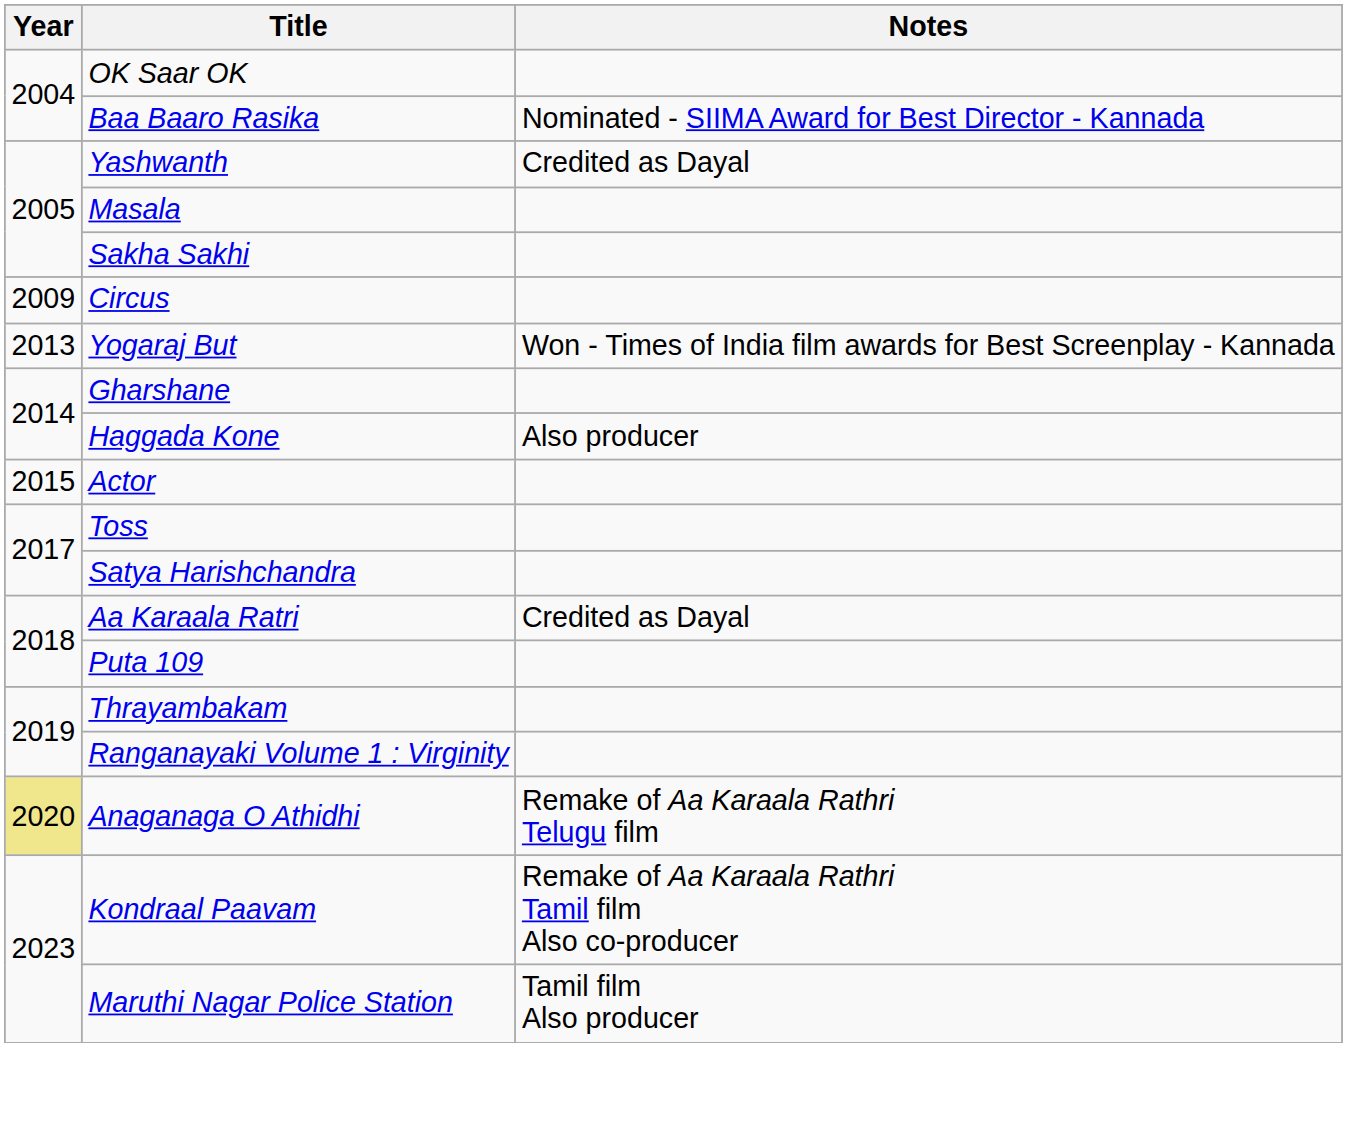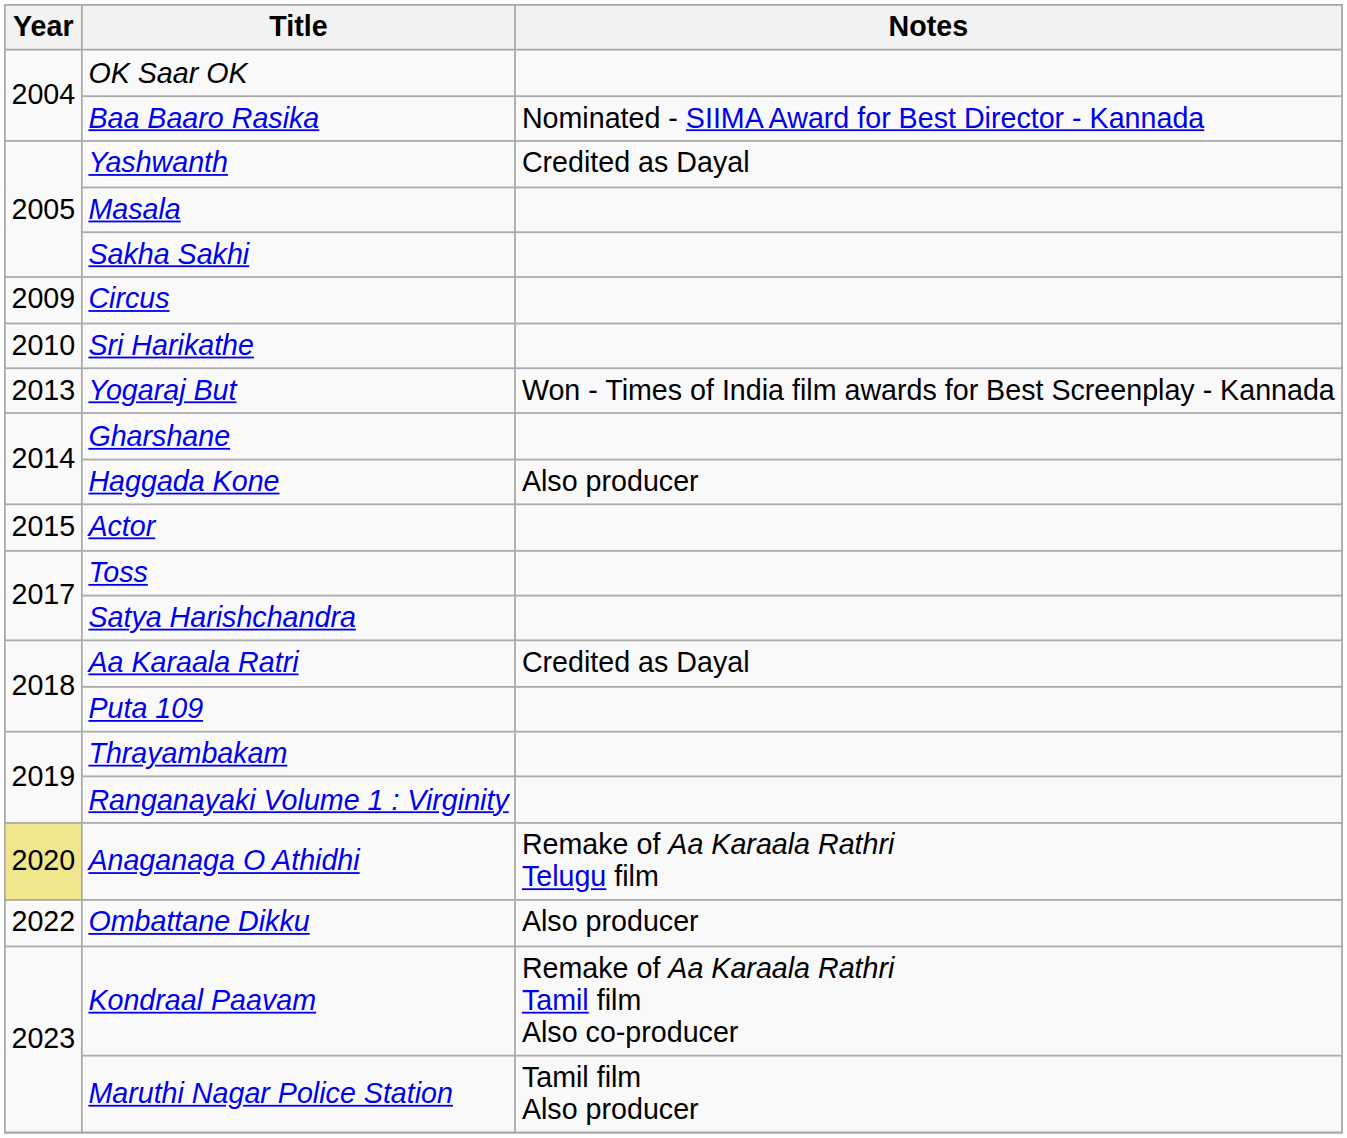+ row: (171, 345)
+ row: (199, 922)
